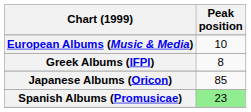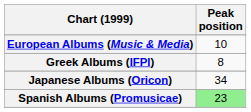(221, 80) 85 -> (221, 80) 34
